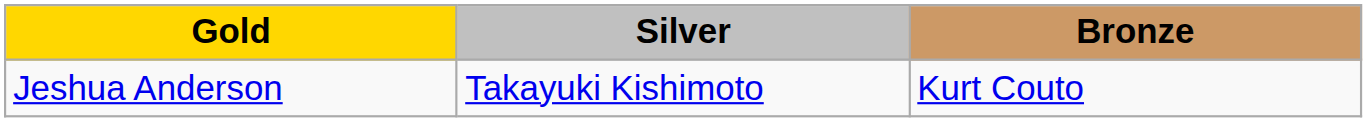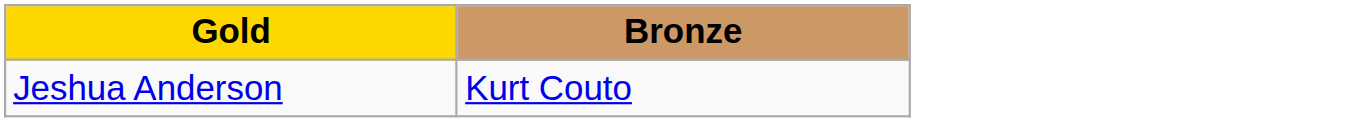- column: (683, 32)
